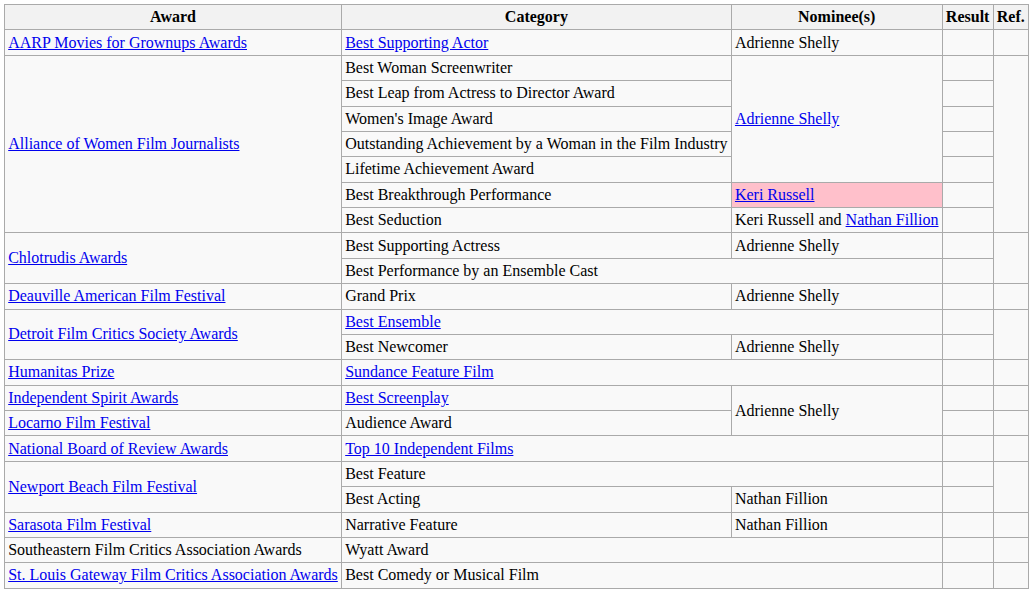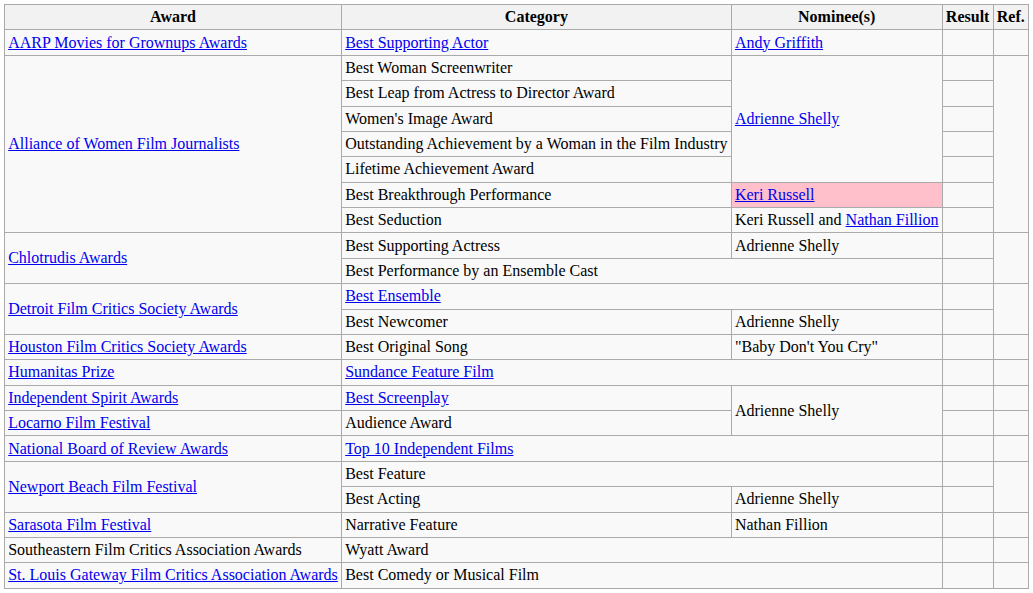(787, 42) Adrienne Shelly -> (779, 42) Andy Griffith
- row: (381, 296)
+ row: (407, 347)
(781, 499) Nathan Fillion -> (787, 499) Adrienne Shelly
